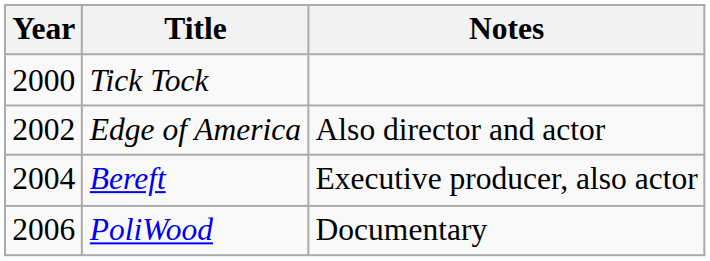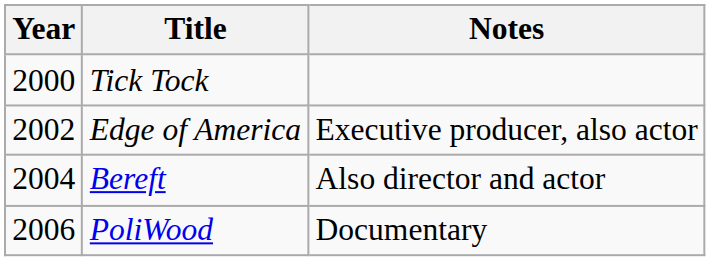(460, 129) Also director and actor -> (507, 129) Executive producer, also actor
(507, 179) Executive producer, also actor -> (460, 179) Also director and actor
